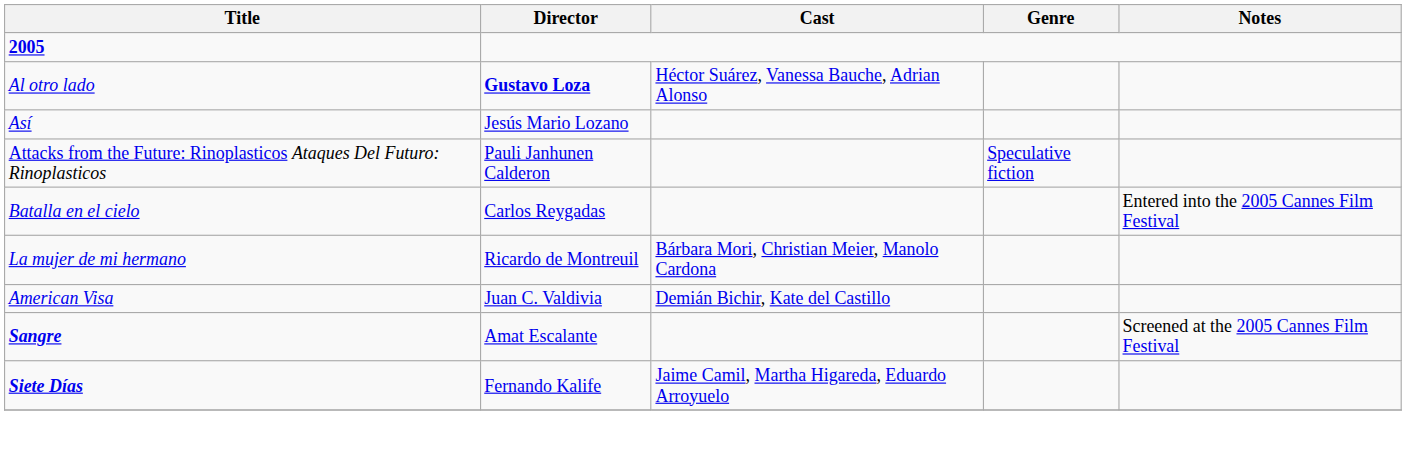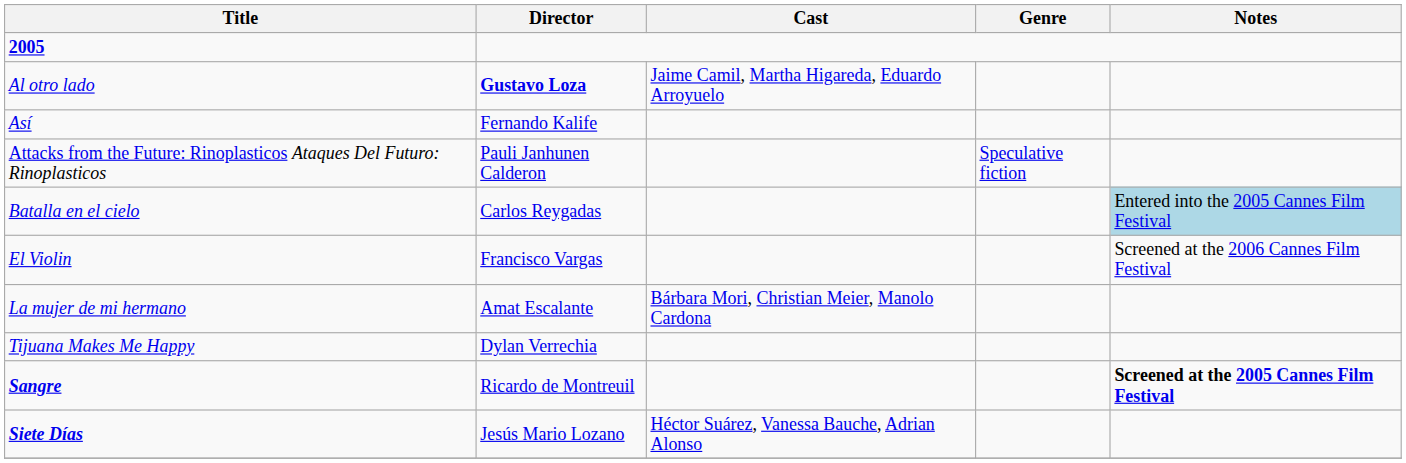(798, 85) Héctor Suárez, Vanessa Bauche, Adrian Alonso -> (796, 85) Jaime Camil, Martha Higareda, Eduardo Arroyuelo
(556, 124) Jesús Mario Lozano -> (539, 124) Fernando Kalife
(1248, 211) no background -> (1240, 211) lightblue background
+ row: (40, 259)
(561, 259) Ricardo de Montreuil -> (537, 308) Amat Escalante
+ row: (102, 346)
- row: (61, 298)
(541, 336) Amat Escalante -> (557, 385) Ricardo de Montreuil
(1245, 336) normal -> (1244, 385) bold
(543, 385) Fernando Kalife -> (552, 433) Jesús Mario Lozano
(801, 385) Jaime Camil, Martha Higareda, Eduardo Arroyuelo -> (793, 433) Héctor Suárez, Vanessa Bauche, Adrian Alonso
